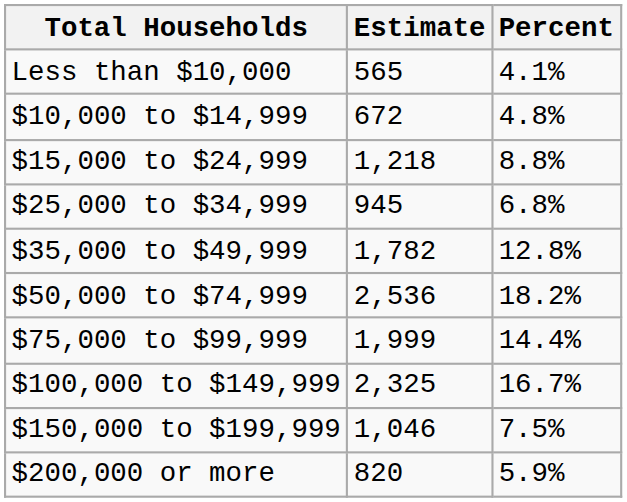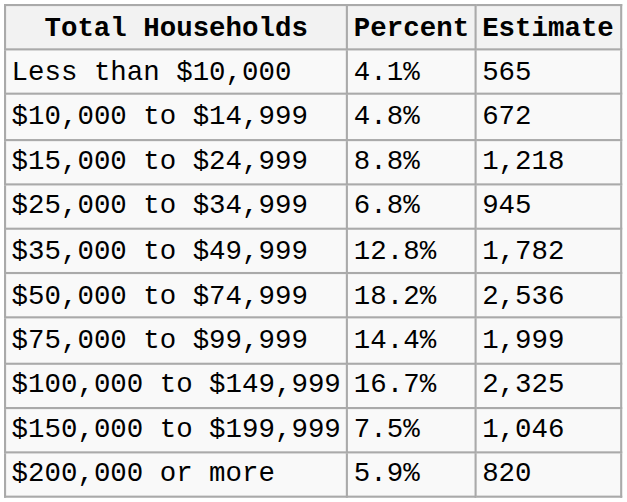columns swapped: (420, 27) <-> (556, 27)
